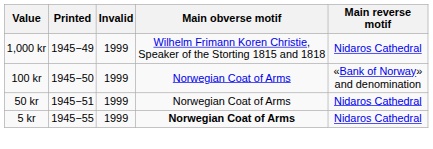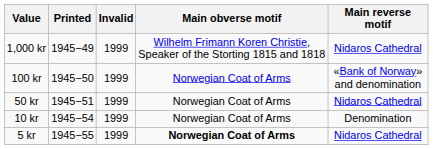+ row: (26, 118)
